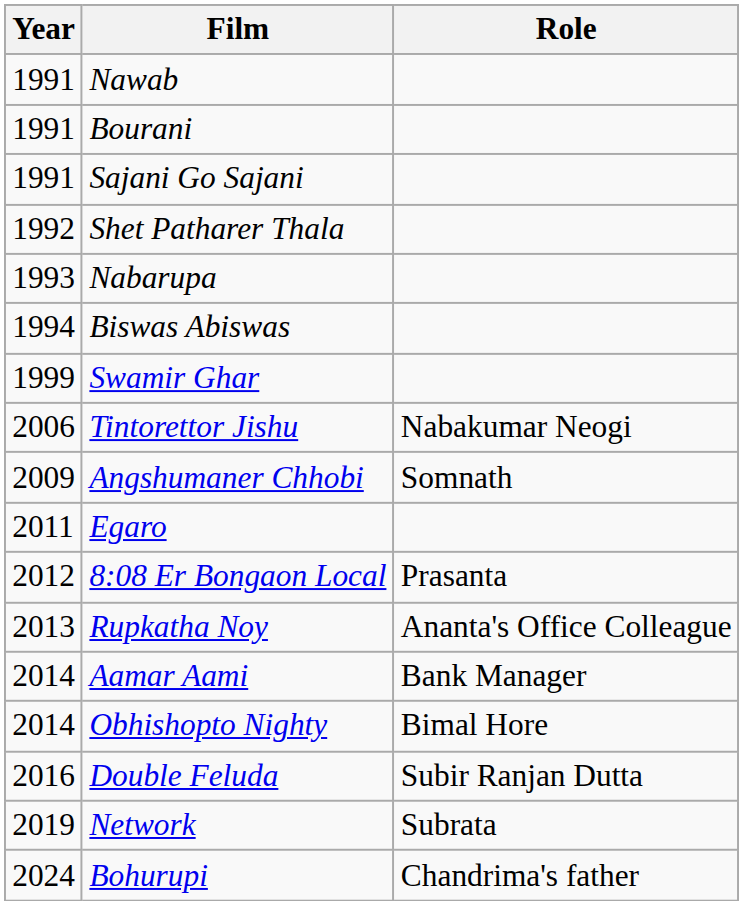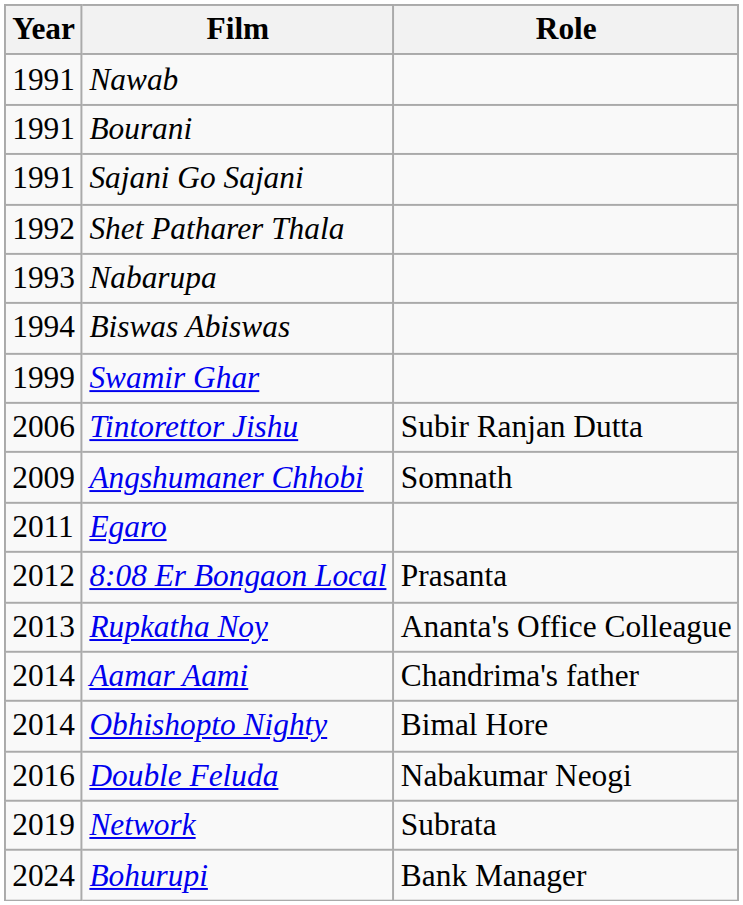(516, 427) Nabakumar Neogi -> (522, 427) Subir Ranjan Dutta
(494, 675) Bank Manager -> (520, 675) Chandrima's father
(522, 775) Subir Ranjan Dutta -> (516, 775) Nabakumar Neogi
(520, 874) Chandrima's father -> (494, 874) Bank Manager
